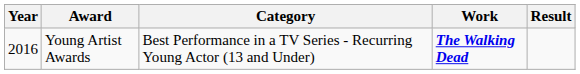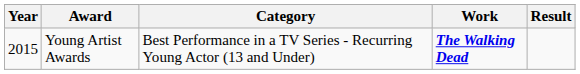(23, 48) 2016 -> (23, 48) 2015
